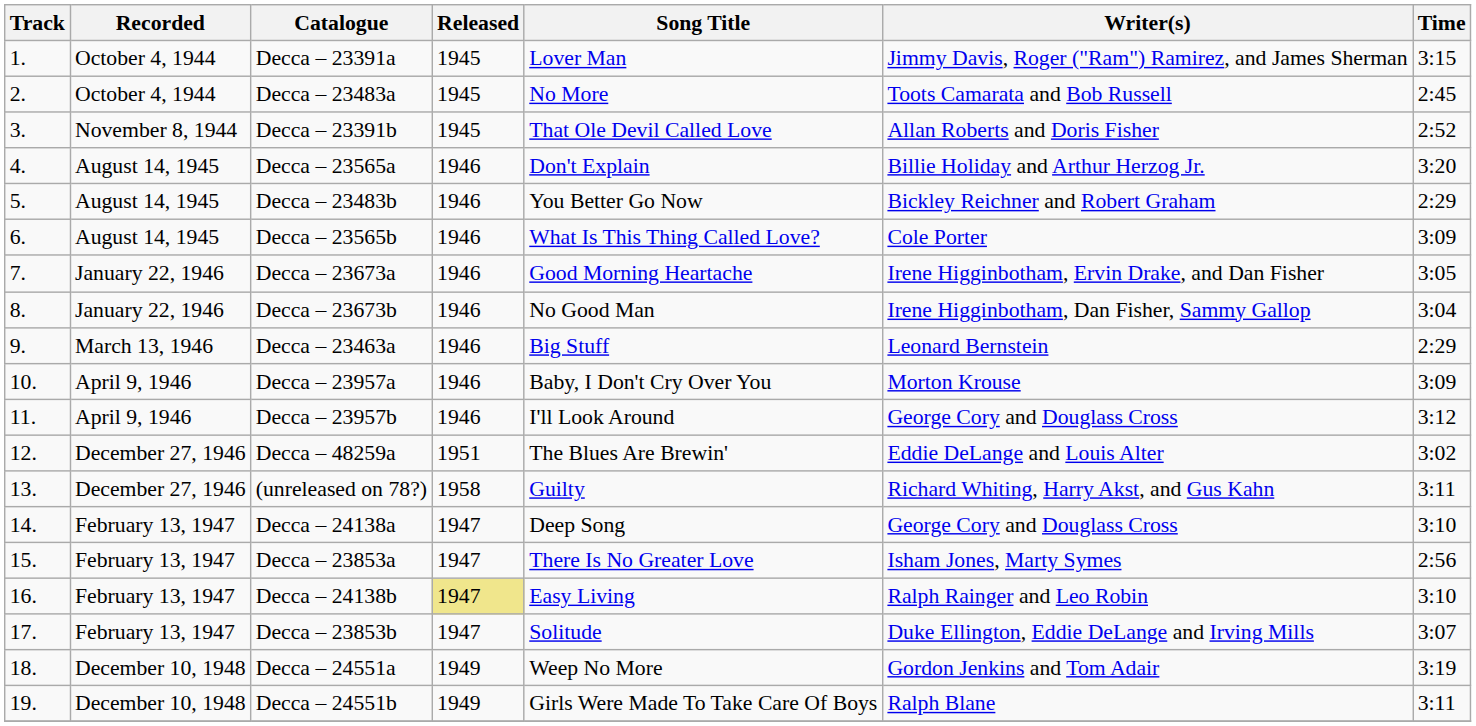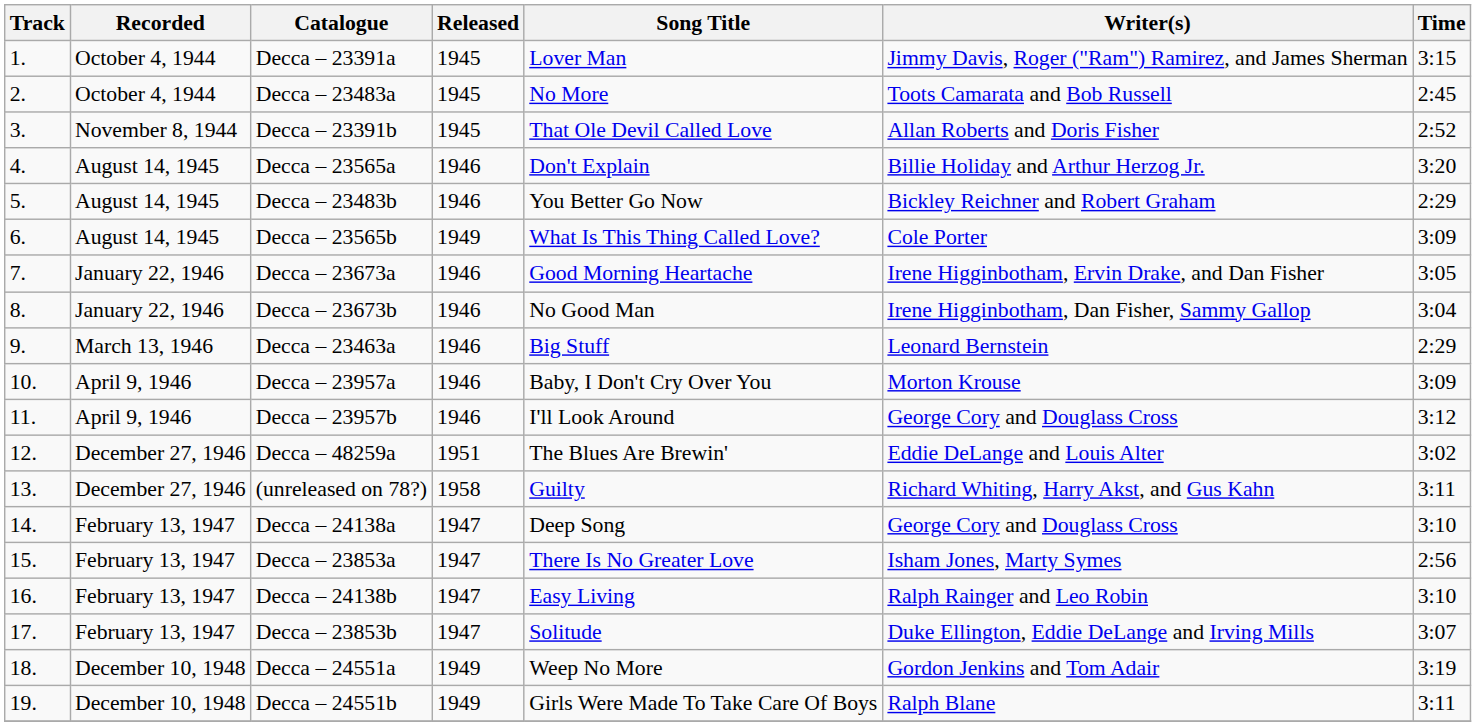(459, 237) 1946 -> (459, 237) 1949
(459, 596) khaki background -> (459, 596) no background
